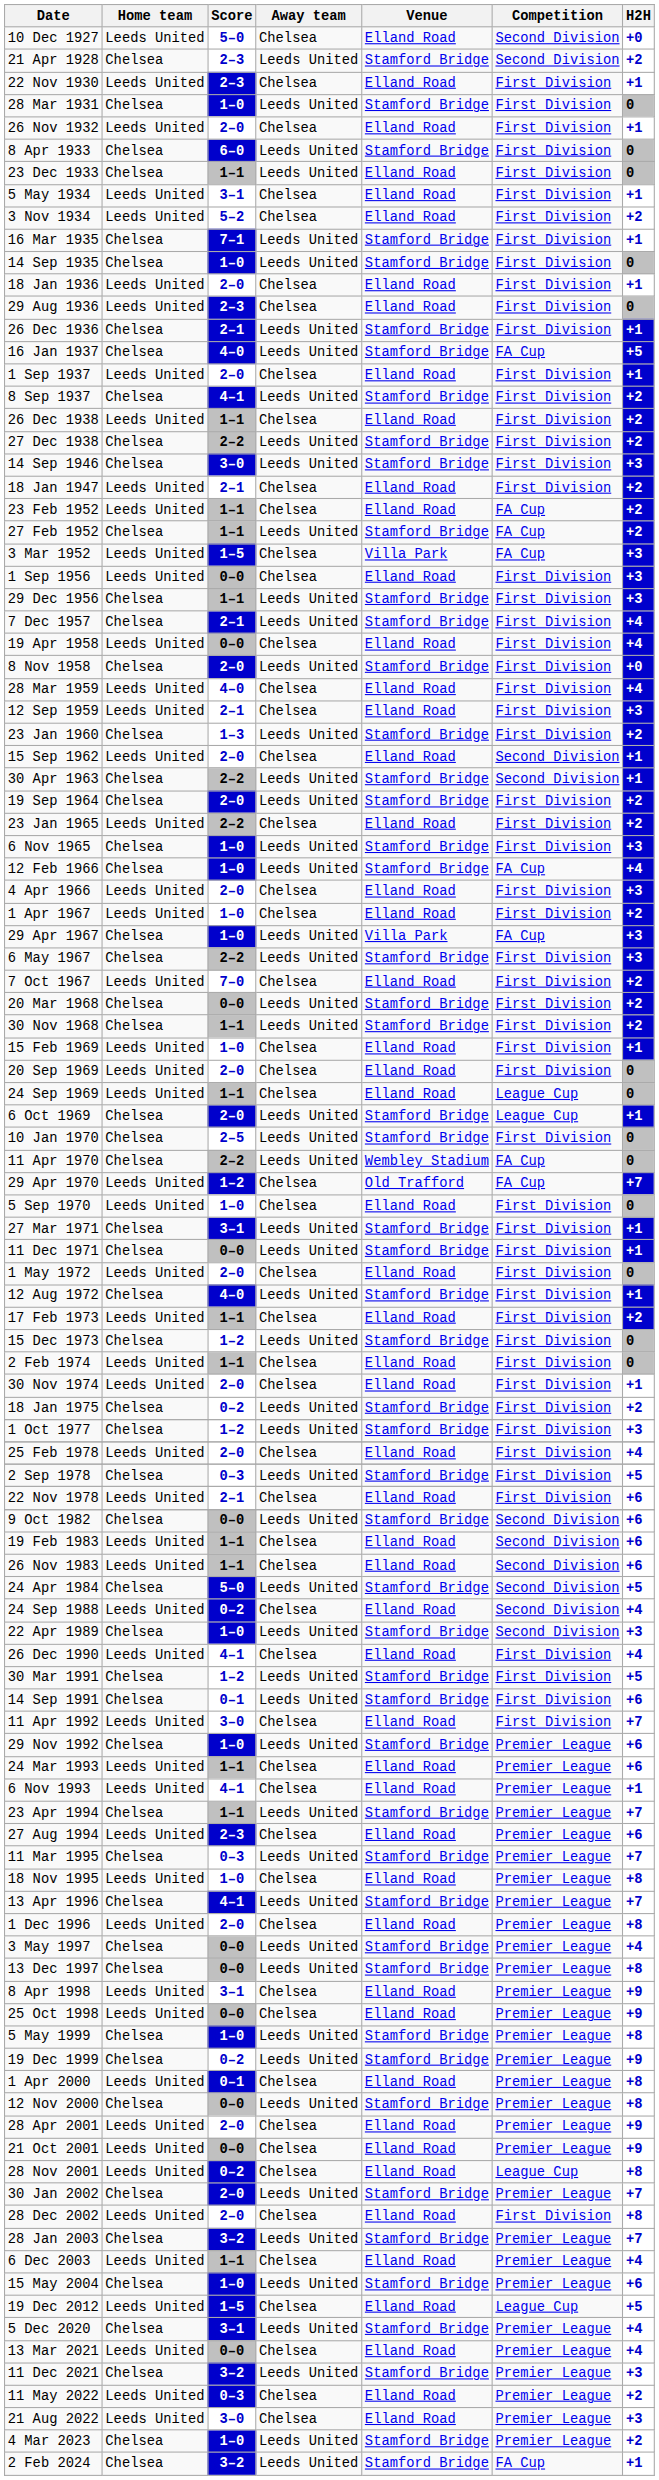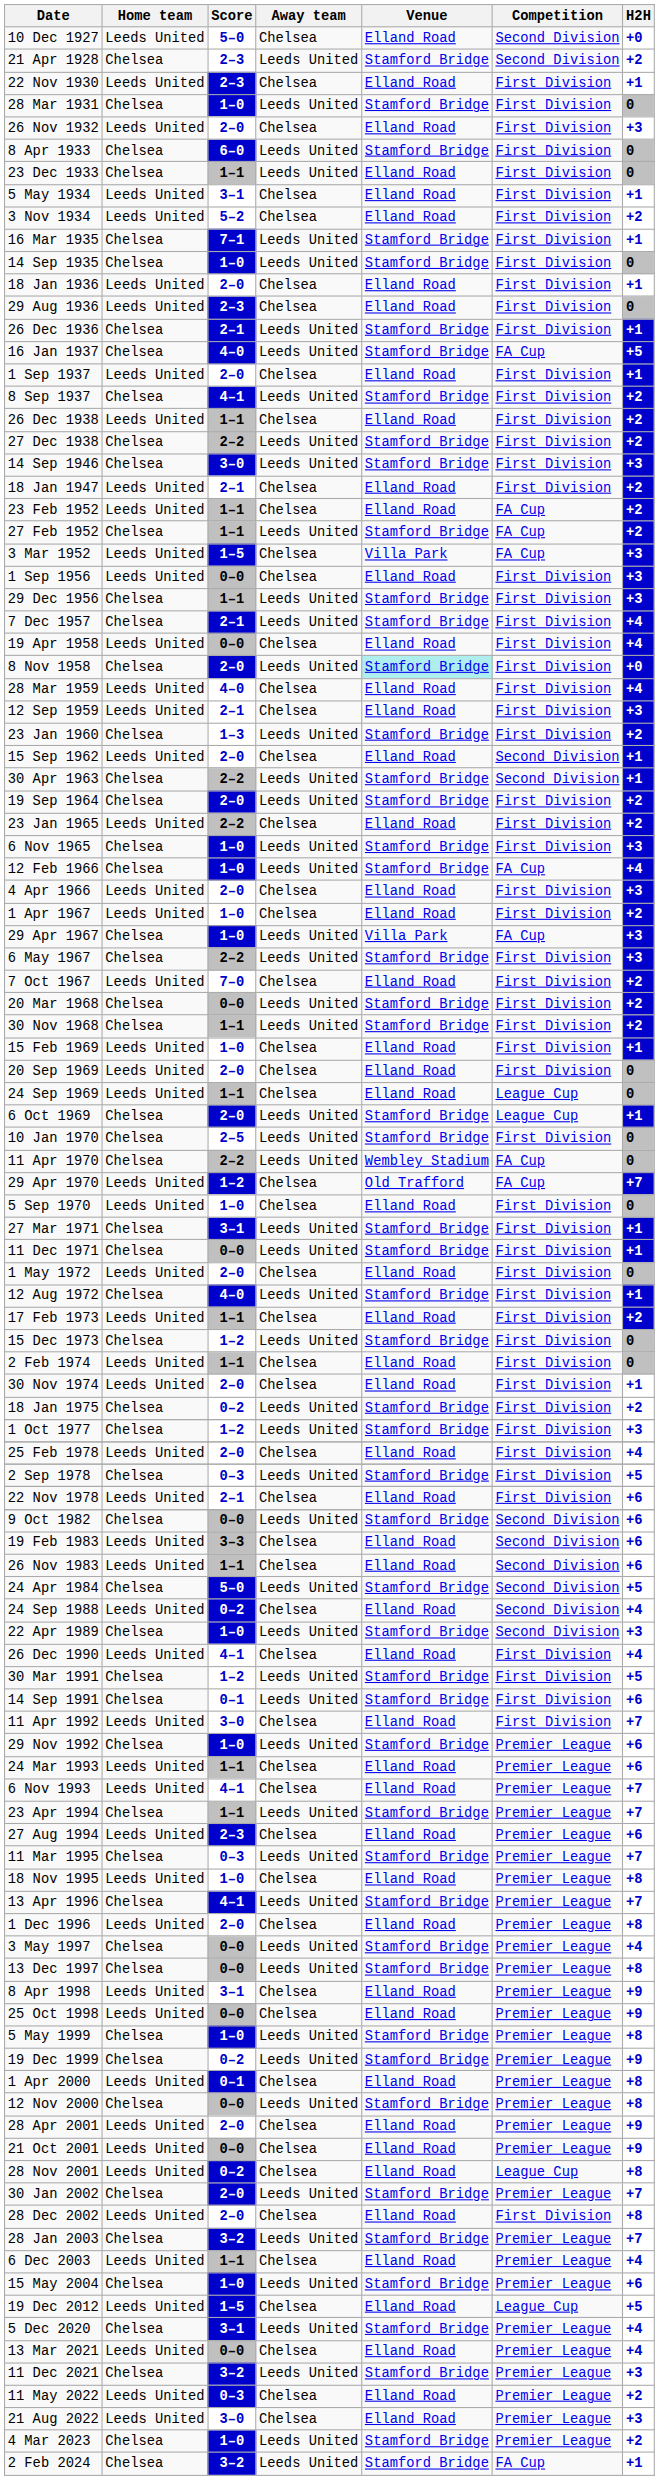(634, 128) +1 -> (634, 128) +3
(427, 667) no background -> (427, 667) paleturquoise background
(232, 1543) 1–1 -> (232, 1543) 3–3
(634, 1790) +1 -> (634, 1790) +7
